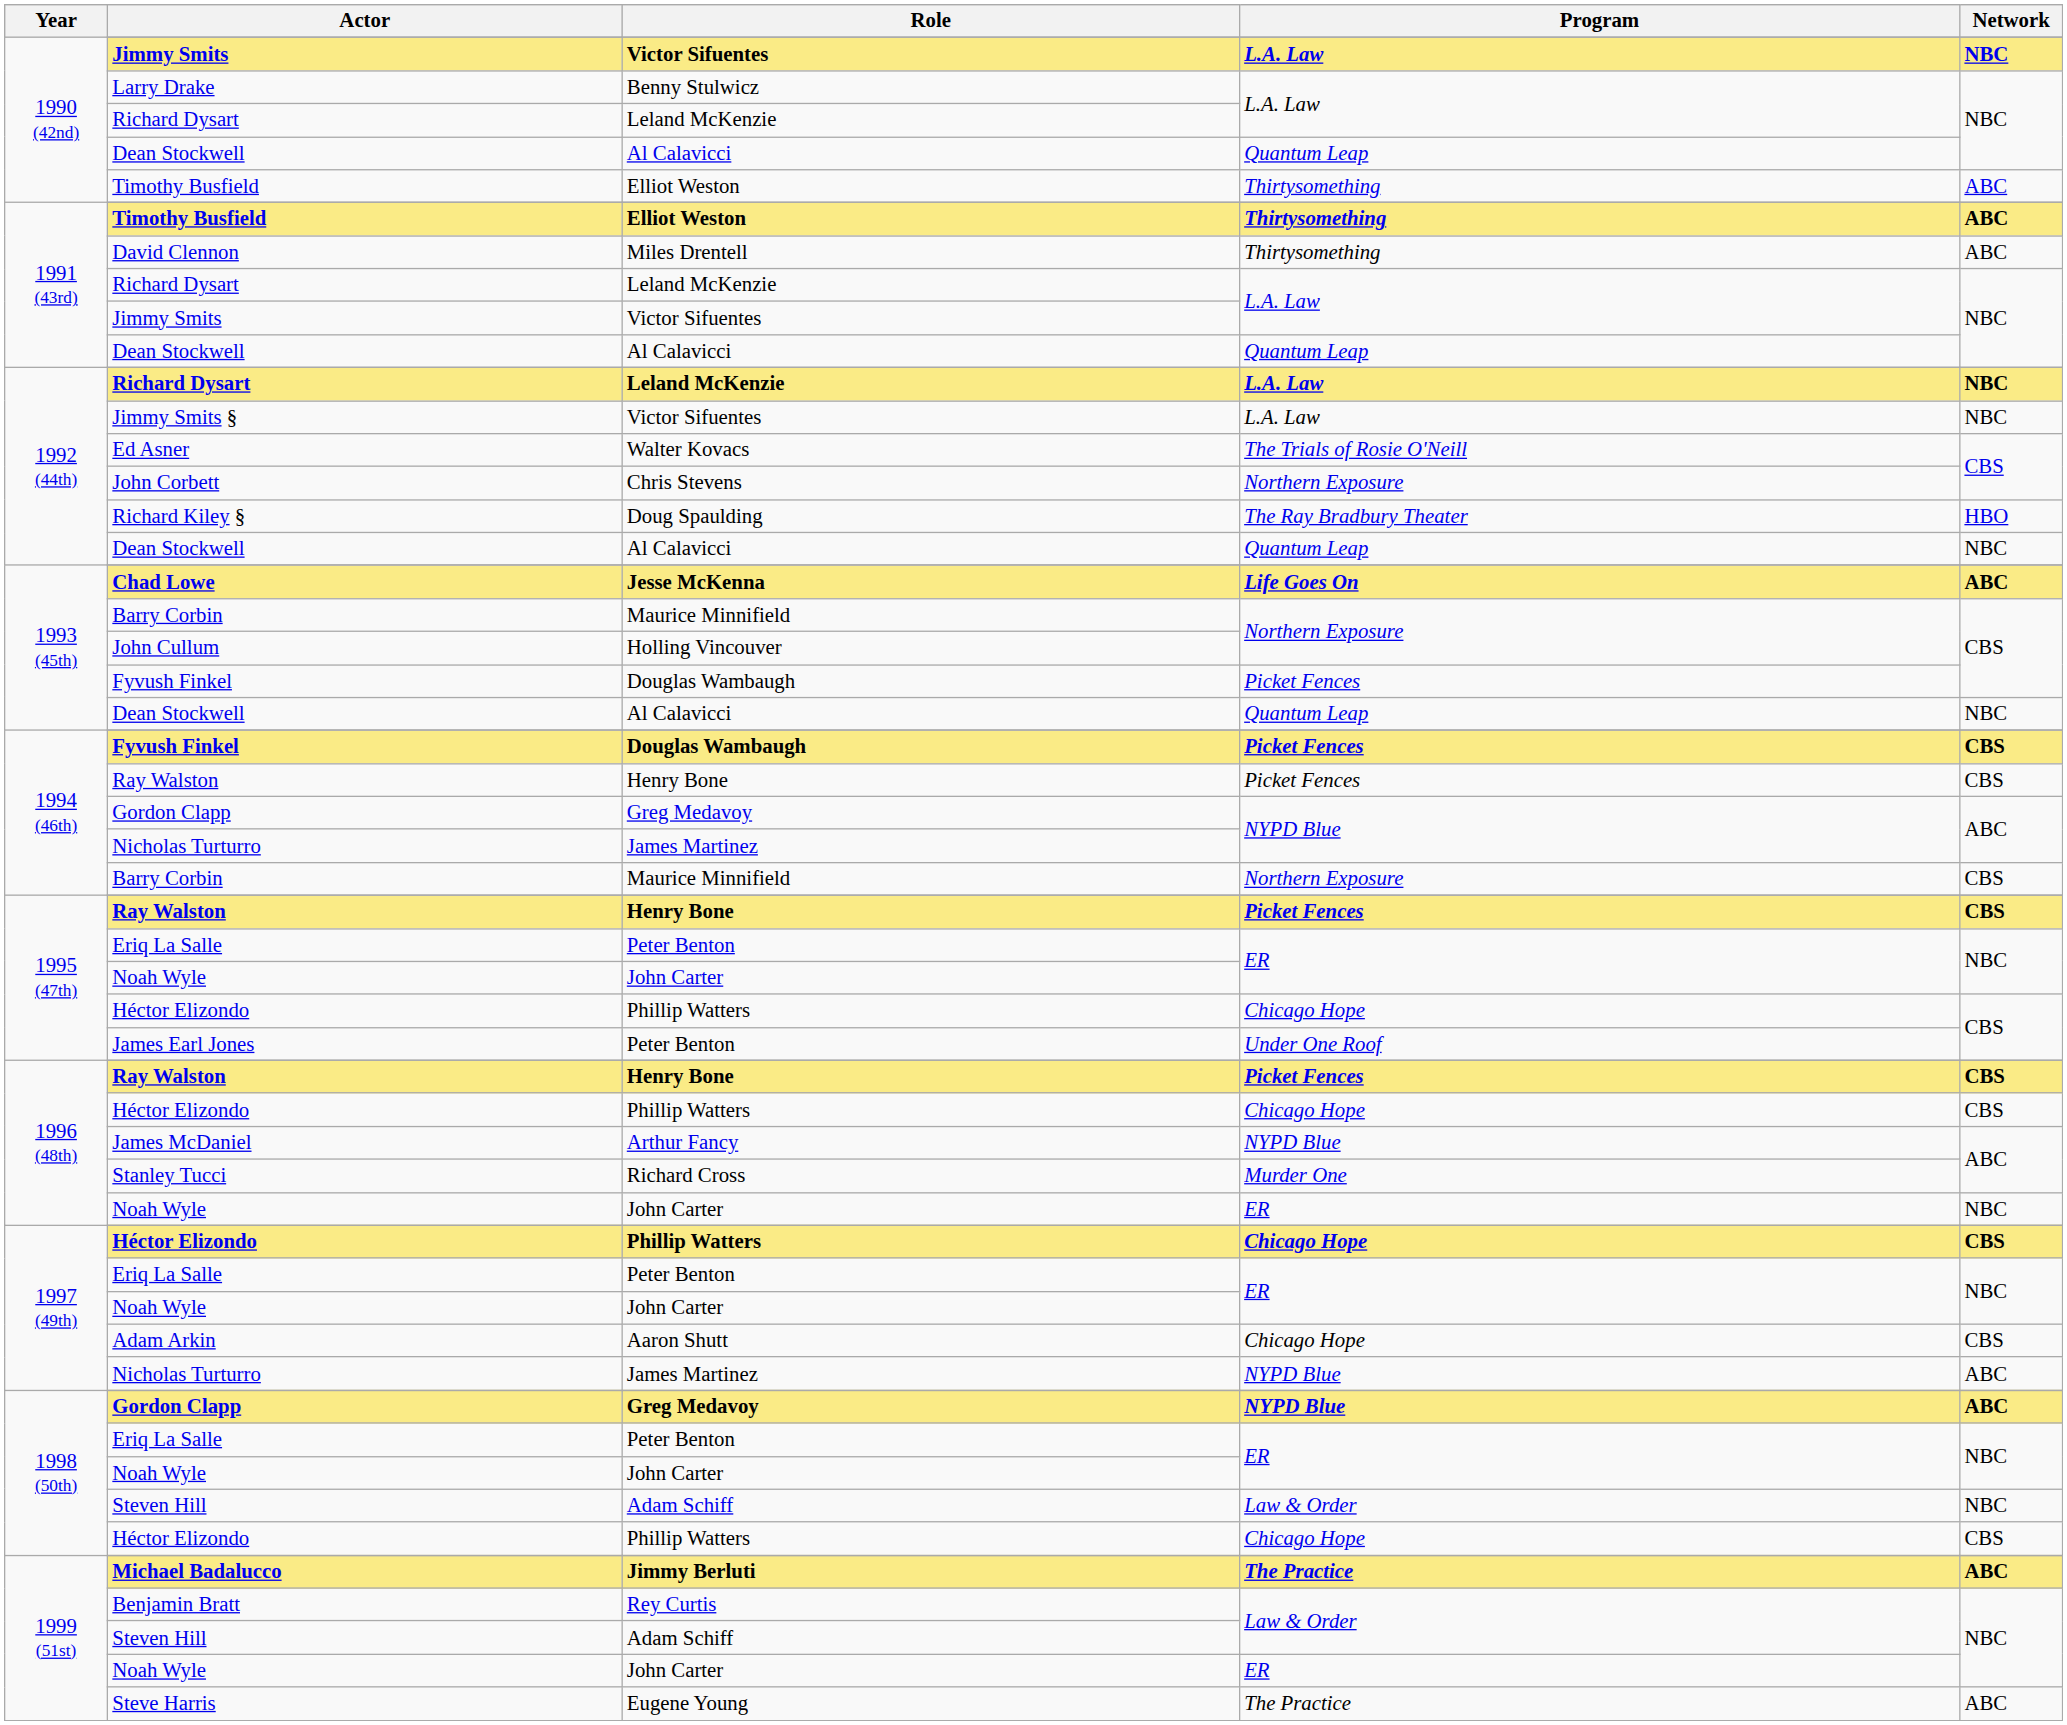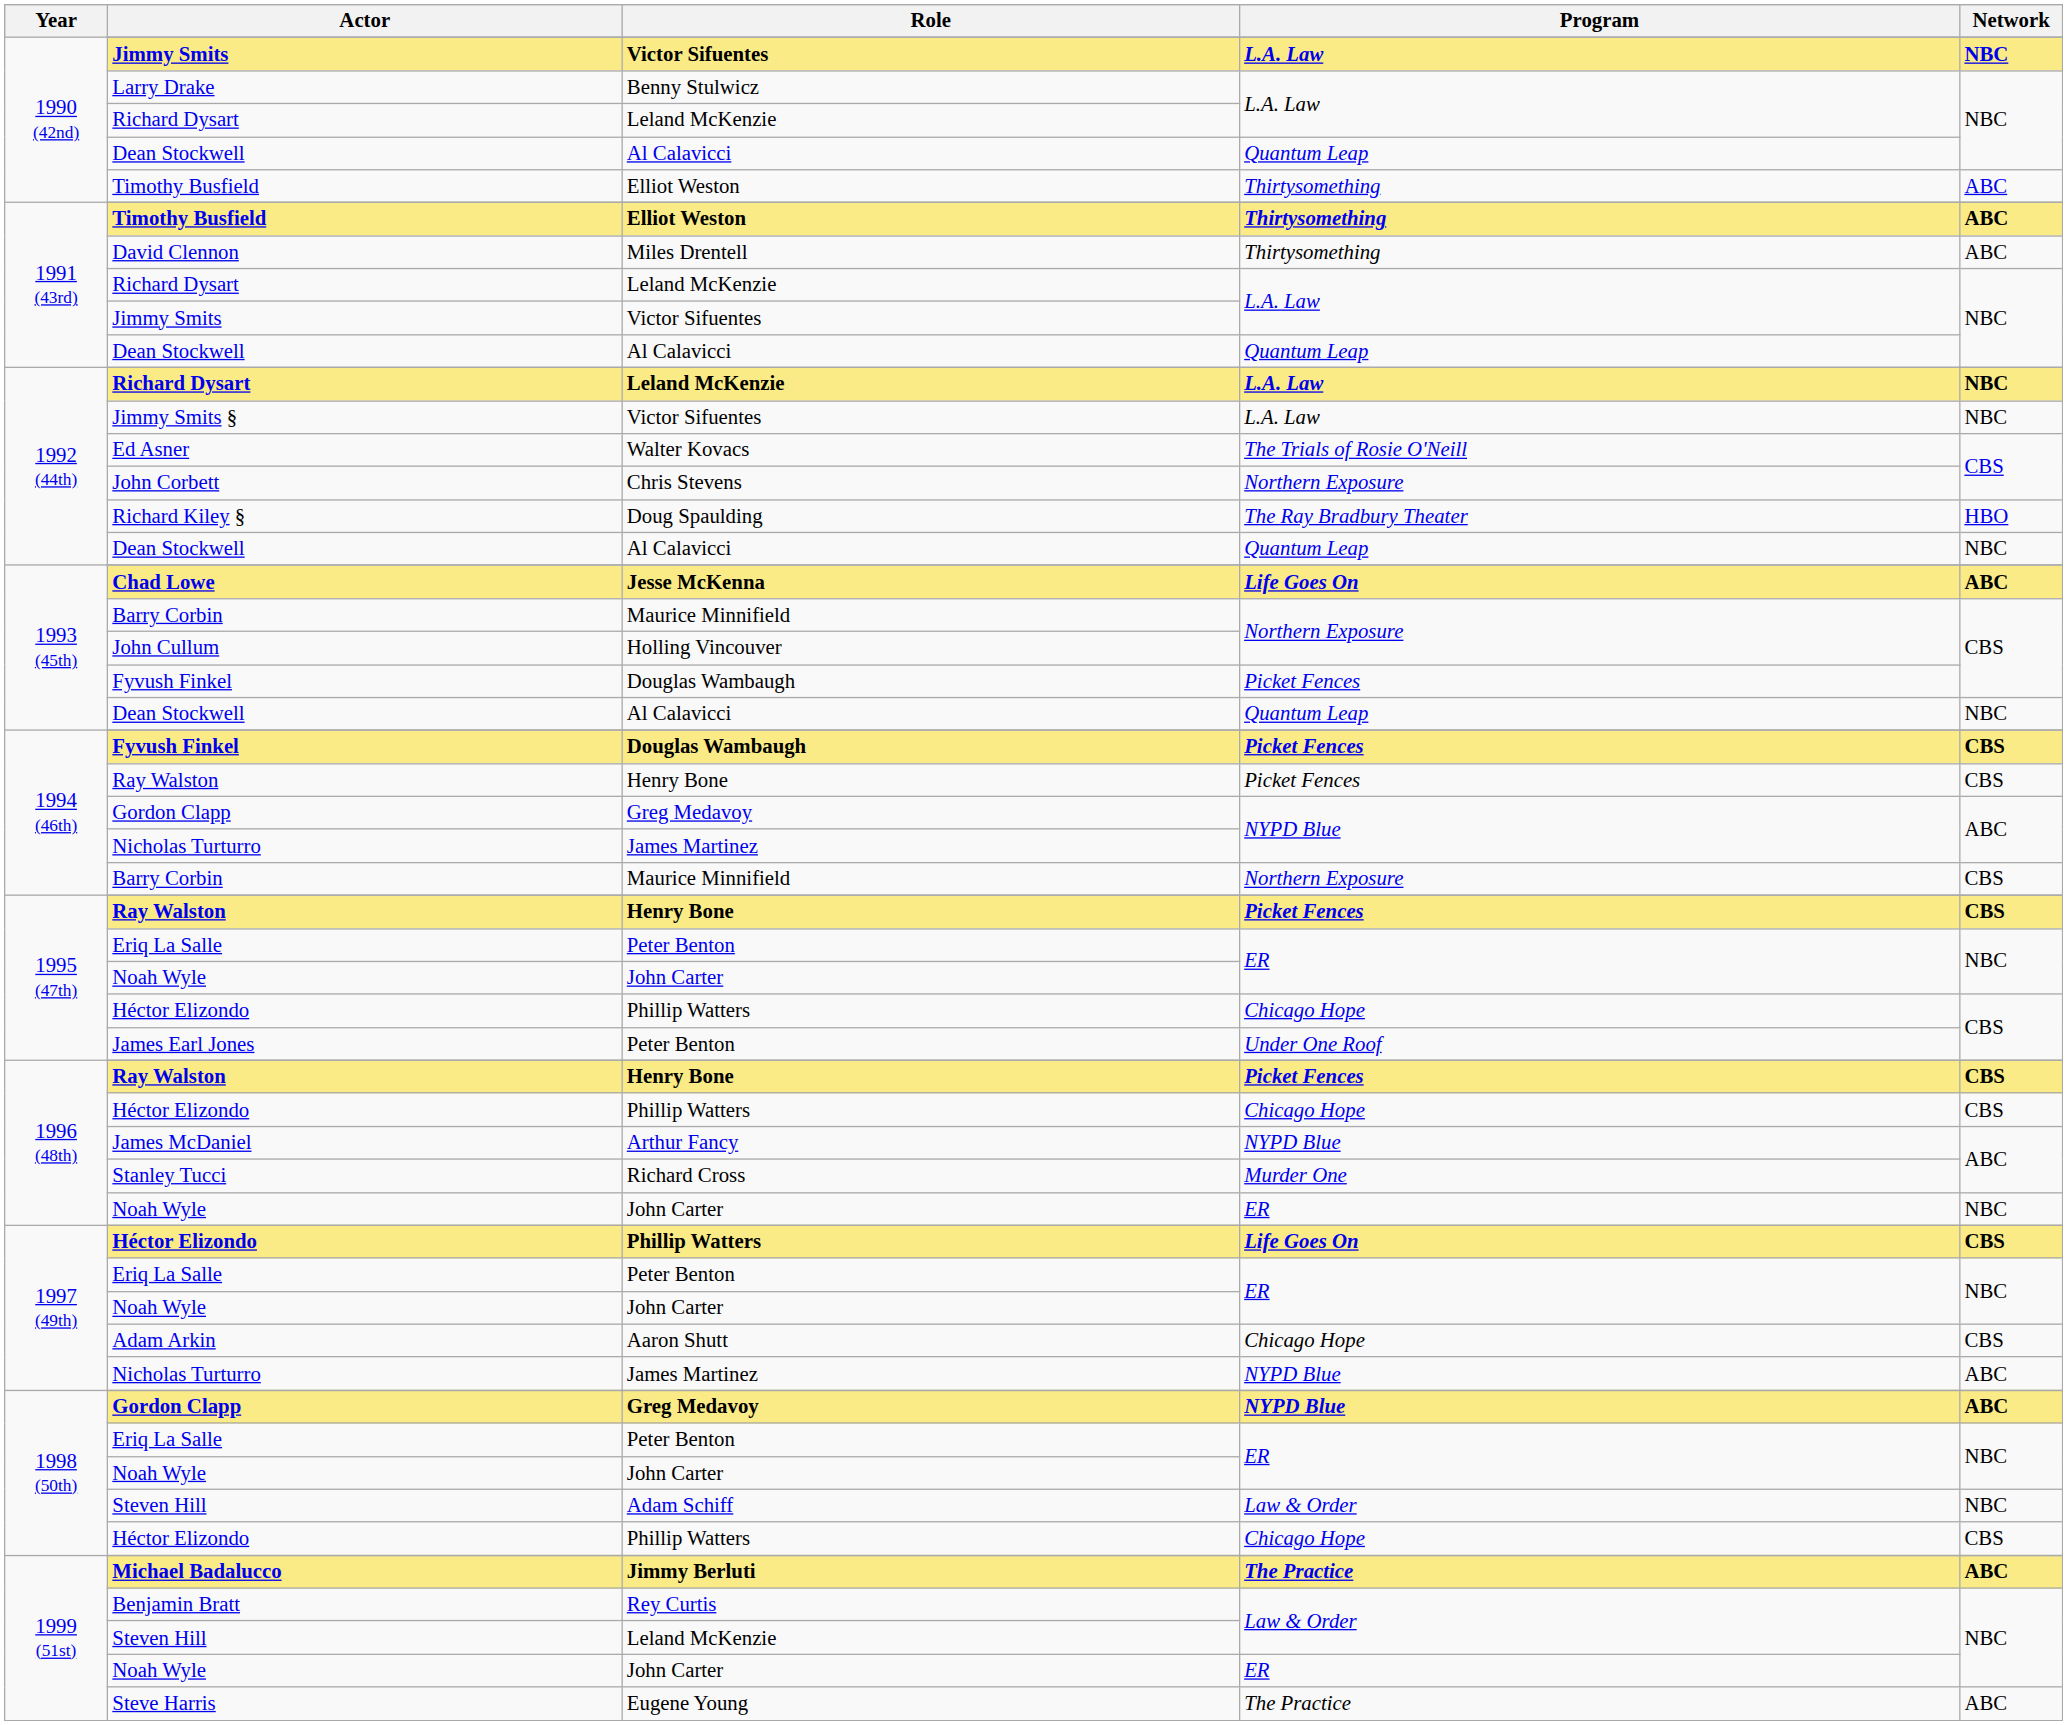(1306, 1241) Chicago Hope -> (1301, 1241) Life Goes On
(680, 1637) Adam Schiff -> (702, 1637) Leland McKenzie
